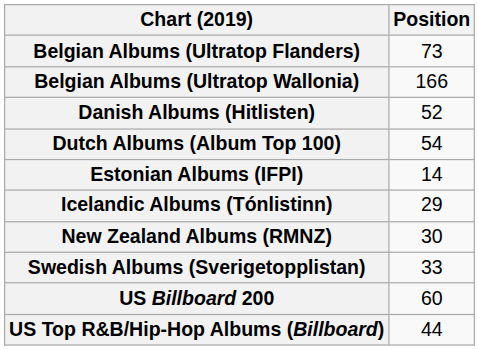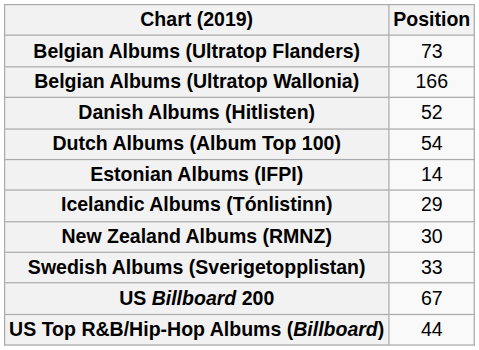(432, 298) 60 -> (432, 298) 67
